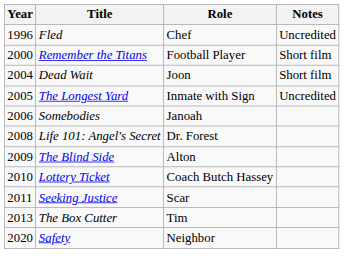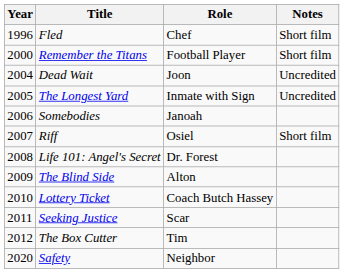(308, 34) Uncredited -> (305, 34) Short film
(305, 75) Short film -> (308, 75) Uncredited
+ row: (48, 136)
(20, 217) 2013 -> (20, 237) 2012
